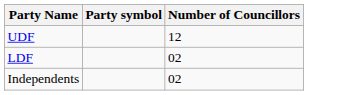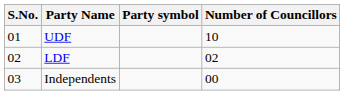+ column: (23, 15)
(175, 36) 12 -> (212, 36) 10
(175, 79) 02 -> (212, 79) 00
